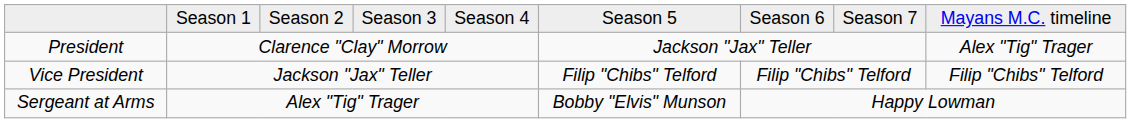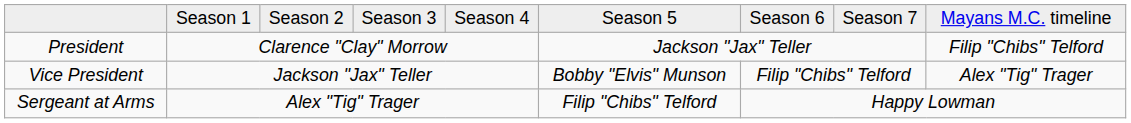(1026, 46) Alex "Tig" Trager -> (1026, 46) Filip "Chibs" Telford
(639, 74) Filip "Chibs" Telford -> (639, 74) Bobby "Elvis" Munson
(1026, 74) Filip "Chibs" Telford -> (1026, 74) Alex "Tig" Trager
(639, 103) Bobby "Elvis" Munson -> (639, 103) Filip "Chibs" Telford
